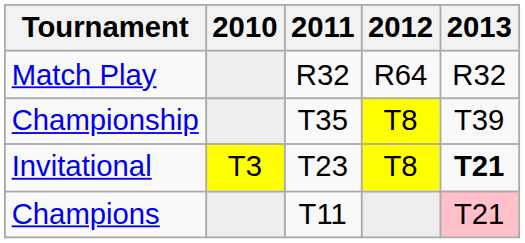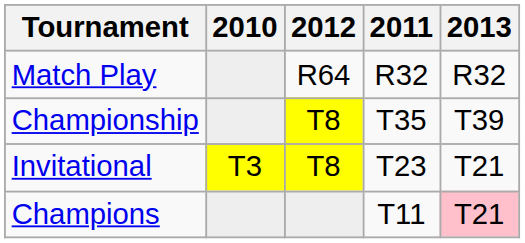columns swapped: (323, 27) <-> (401, 27)
(479, 167) bold -> (479, 167) normal
